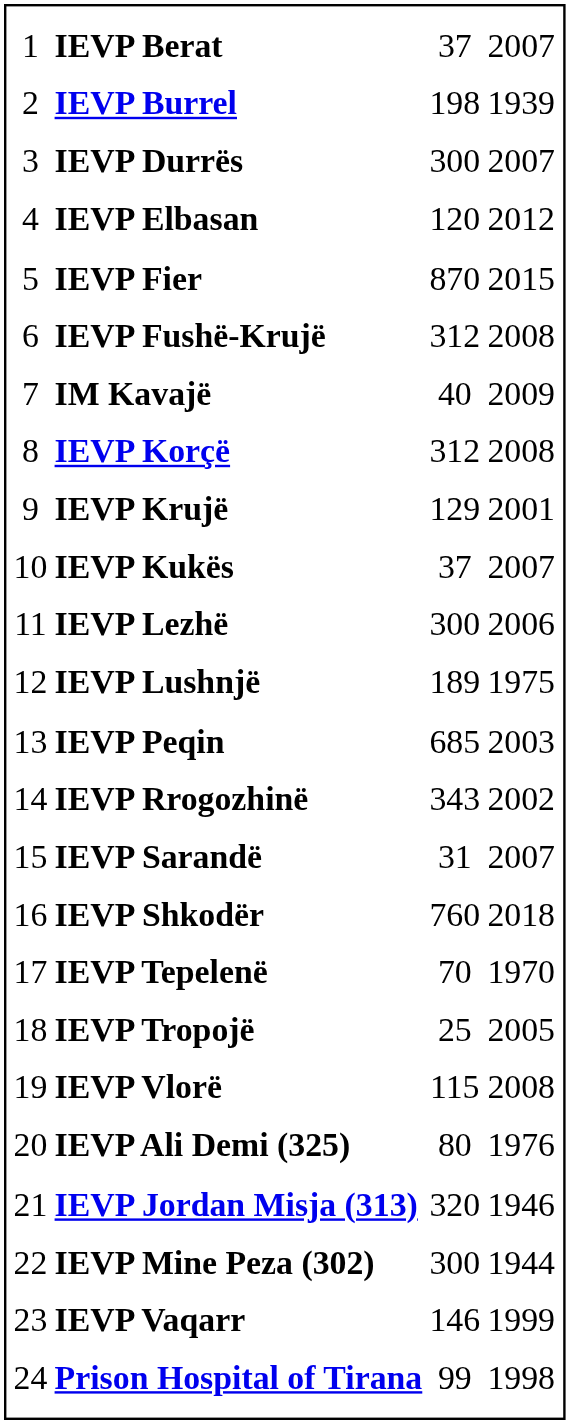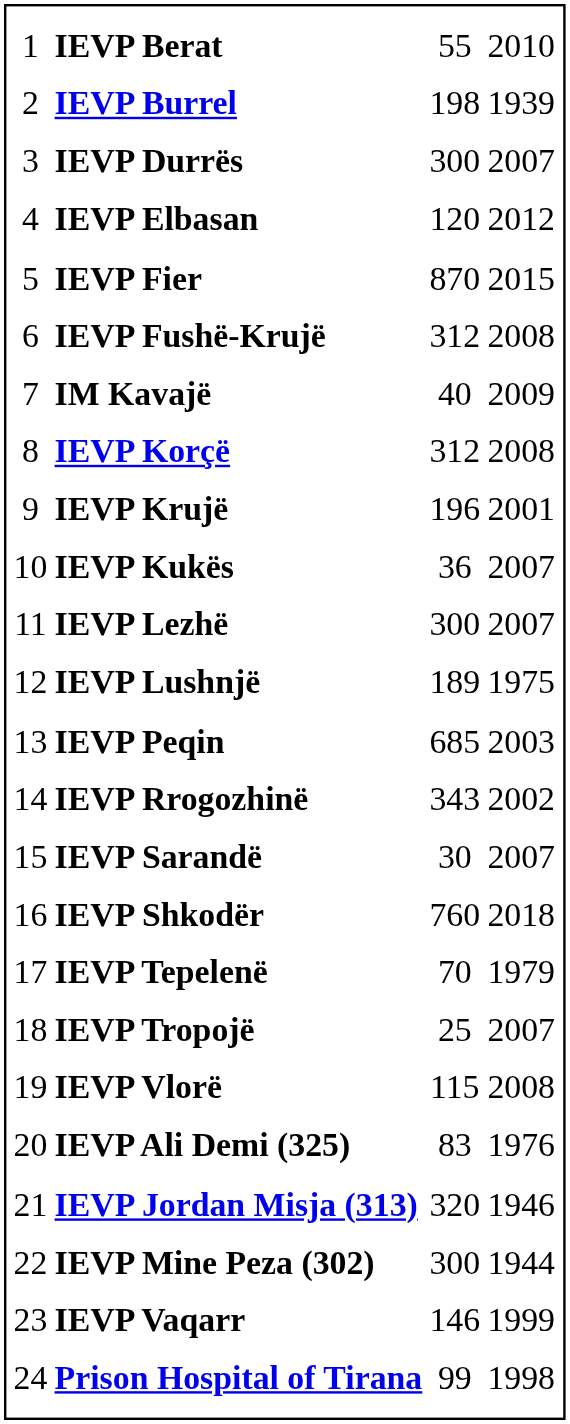(455, 45) 37 -> (455, 45) 55
(521, 45) 2007 -> (521, 45) 2010
(455, 508) 129 -> (455, 508) 196
(455, 566) 37 -> (455, 566) 36
(521, 624) 2006 -> (521, 624) 2007
(455, 855) 31 -> (455, 855) 30
(521, 971) 1970 -> (521, 971) 1979
(521, 1029) 2005 -> (521, 1029) 2007
(455, 1145) 80 -> (455, 1145) 83
